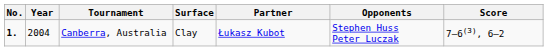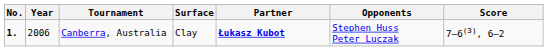(39, 32) 2004 -> (39, 32) 2006
(252, 32) normal -> (252, 32) bold
